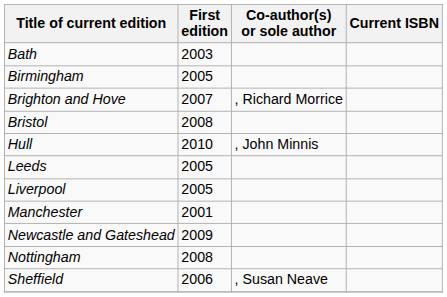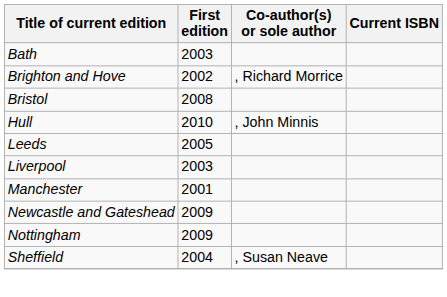- row: (46, 76)
(197, 99) 2007 -> (197, 76) 2002
(197, 189) 2005 -> (197, 167) 2003
(197, 257) 2008 -> (197, 235) 2009
(197, 280) 2006 -> (197, 257) 2004
